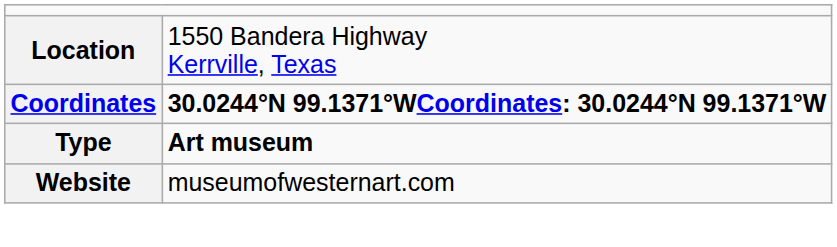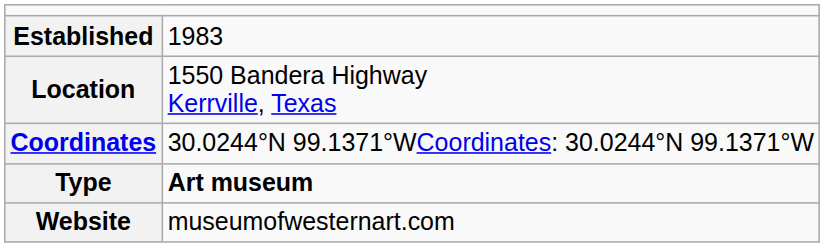+ row: (83, 35)
(497, 103) bold -> (491, 143) normal
